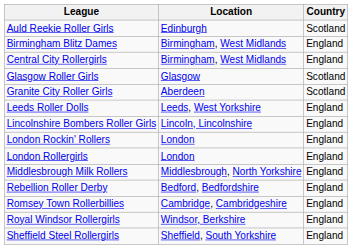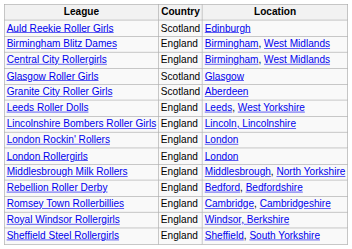columns swapped: (231, 12) <-> (326, 12)
